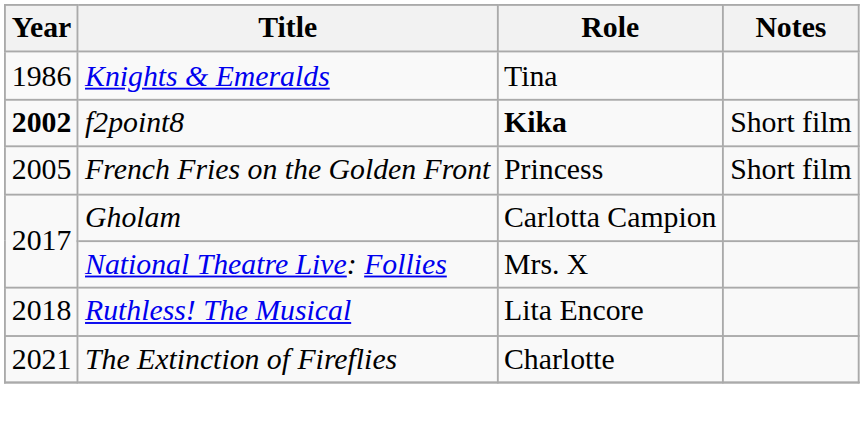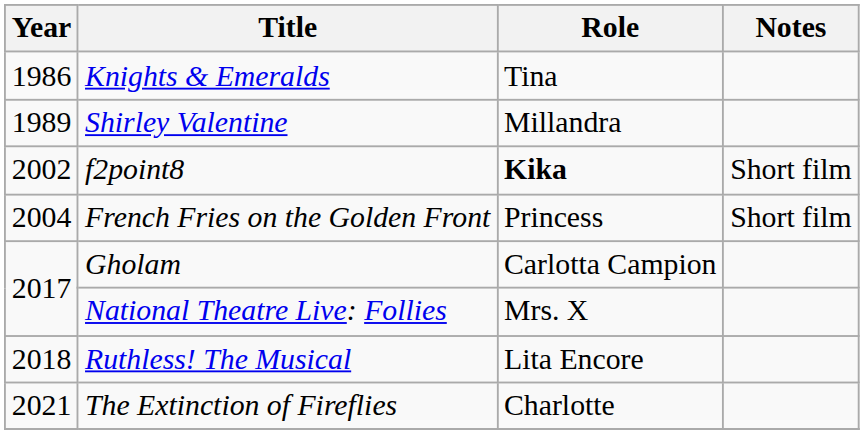+ row: (186, 122)
(42, 122) bold -> (42, 169) normal
(42, 169) 2005 -> (42, 216) 2004
